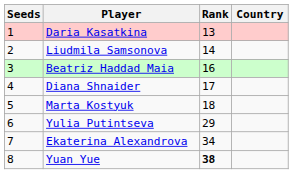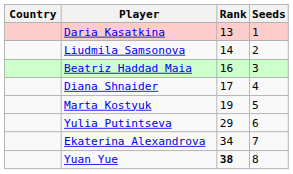columns swapped: (260, 14) <-> (24, 14)
(209, 105) 18 -> (227, 105) 19
